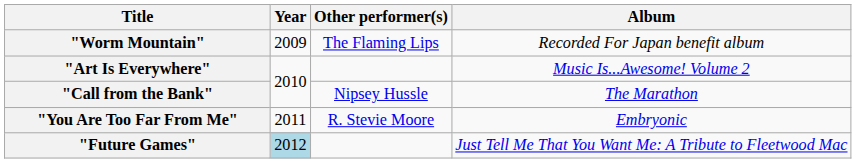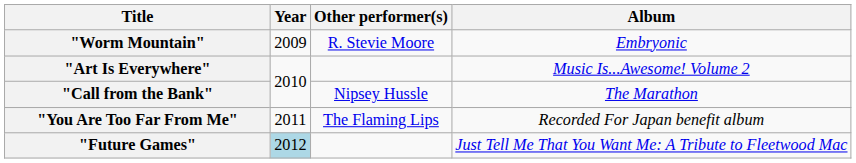(381, 42) The Flaming Lips -> (381, 42) R. Stevie Moore
(651, 42) Recorded For Japan benefit album -> (651, 42) Embryonic
(381, 119) R. Stevie Moore -> (381, 119) The Flaming Lips
(651, 119) Embryonic -> (651, 119) Recorded For Japan benefit album
